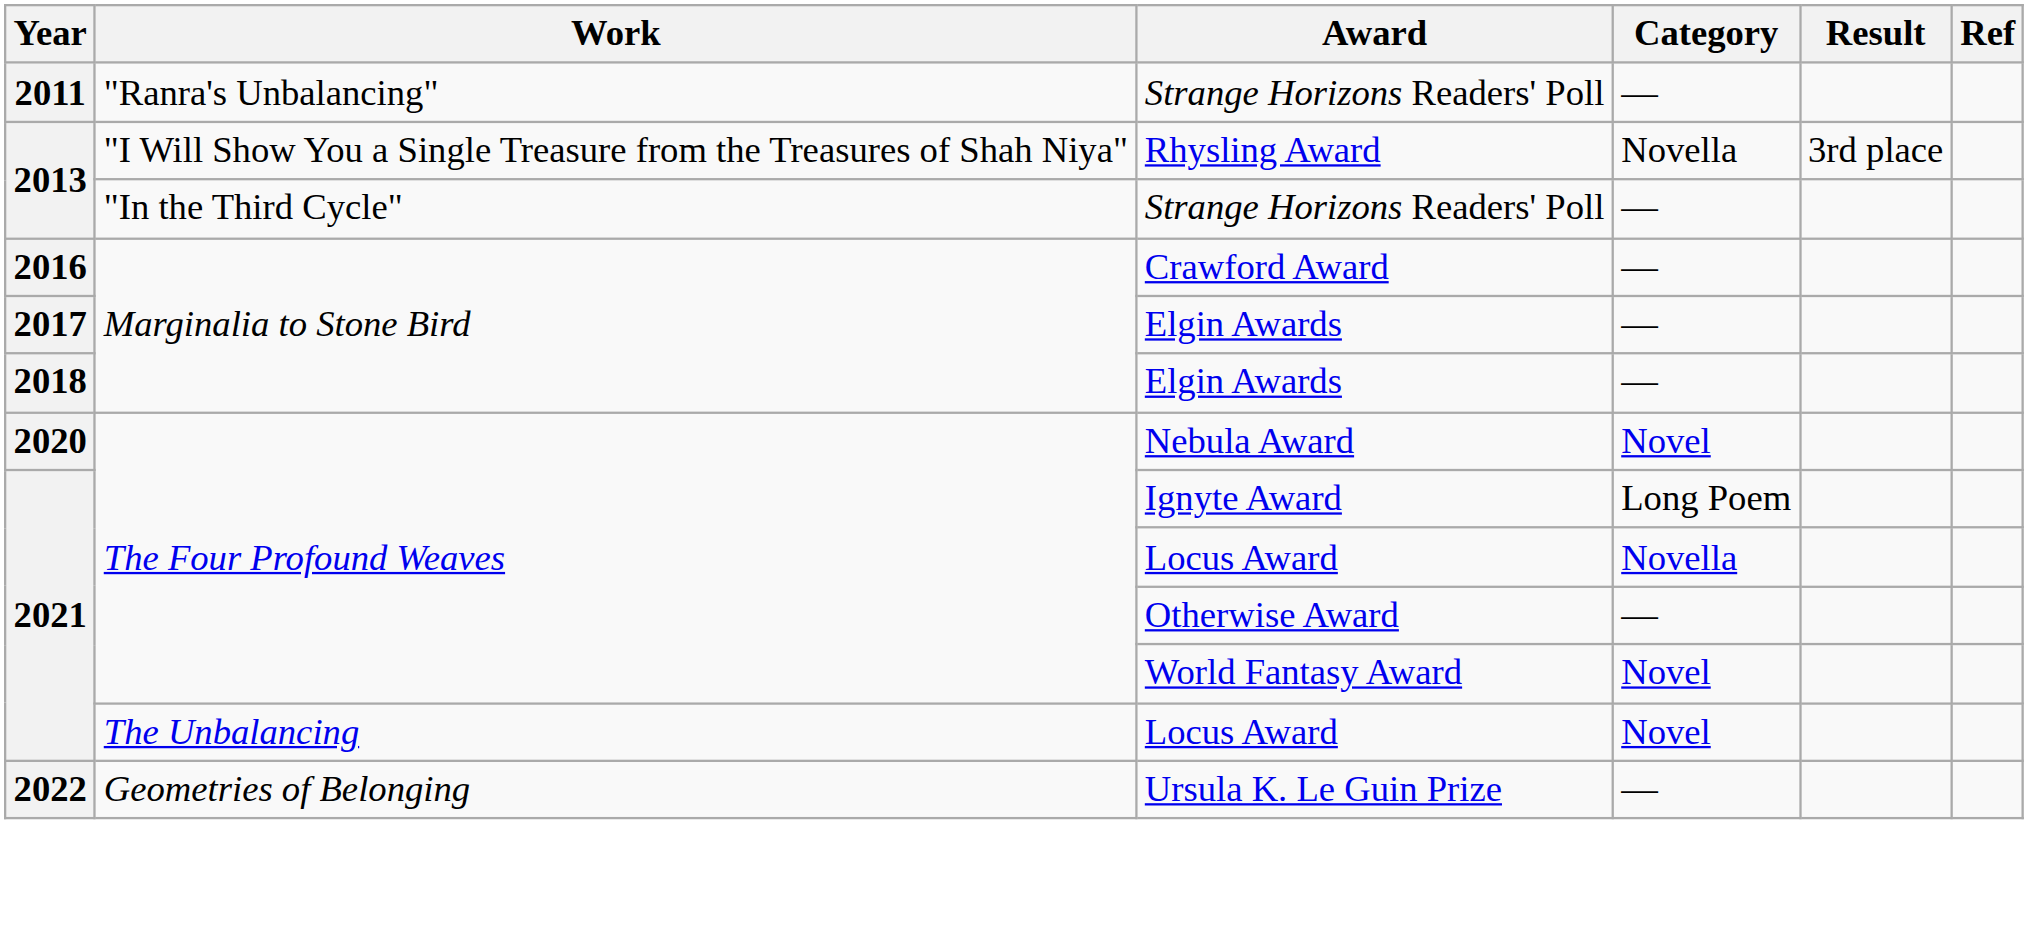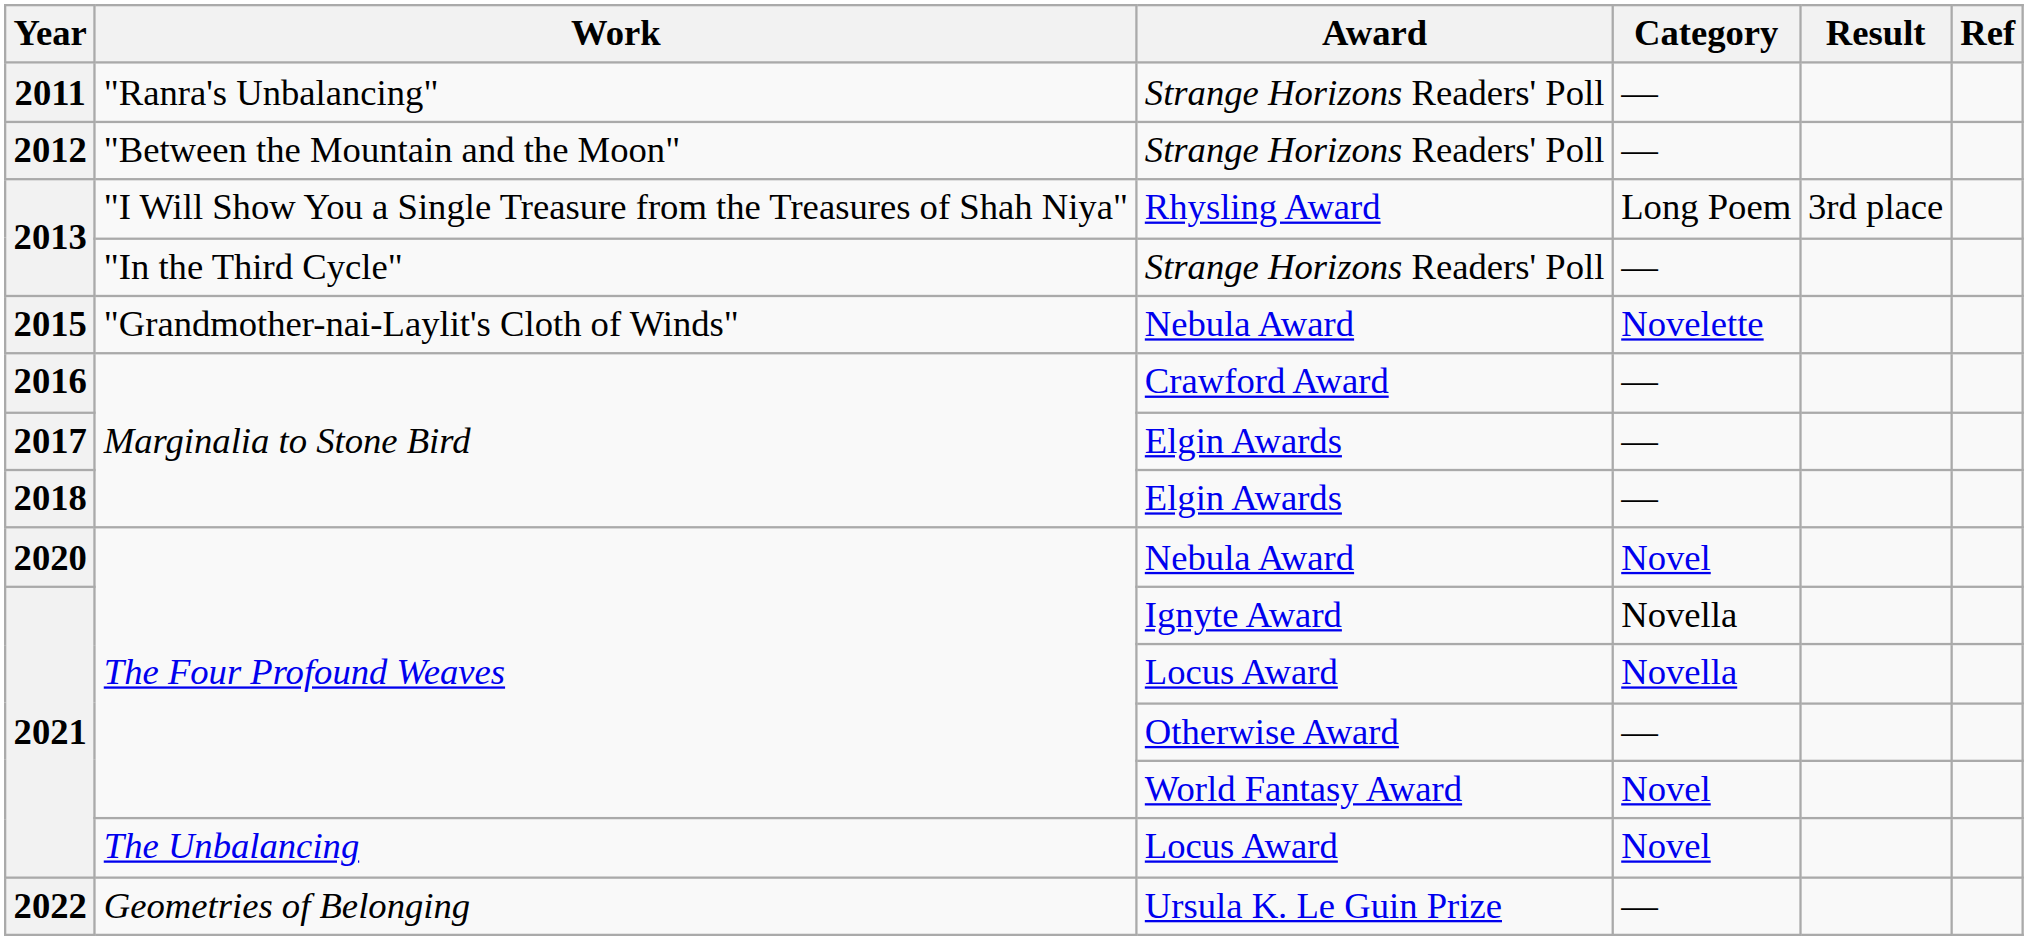+ row: (50, 149)
(1679, 149) Novella -> (1706, 207) Long Poem
+ row: (50, 324)
(1706, 498) Long Poem -> (1679, 614) Novella
